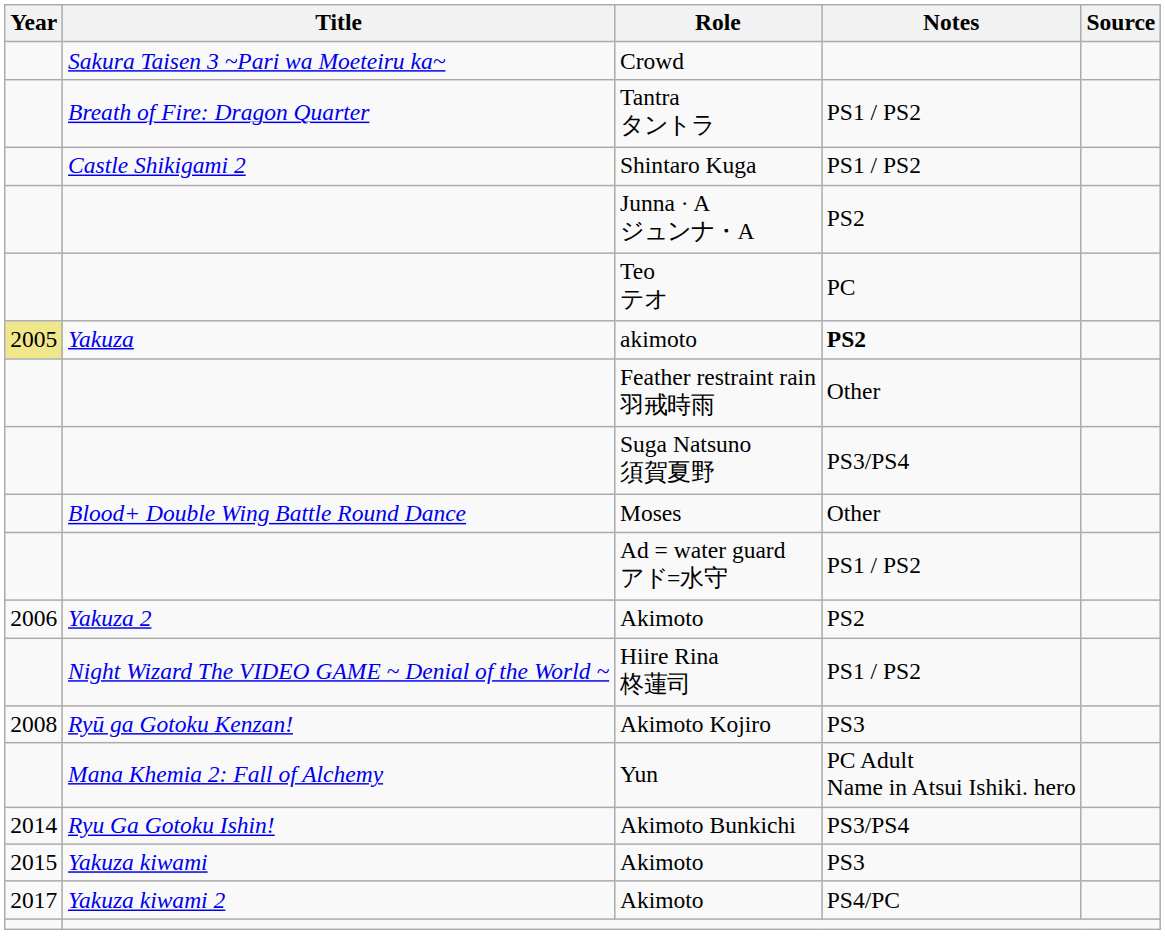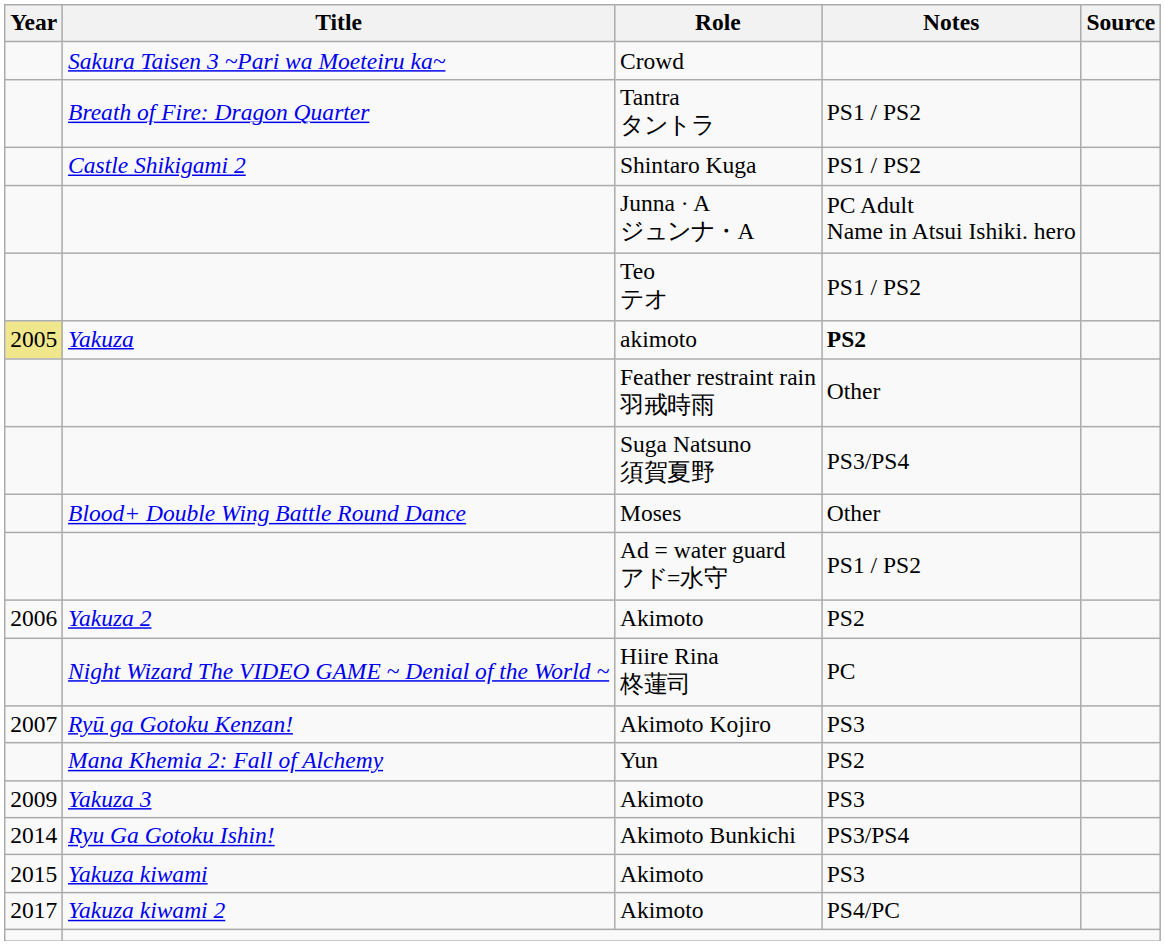(846, 218) PS2 -> (951, 218) PC Adult Name in Atsui Ishiki. hero
(841, 286) PC -> (874, 286) PS1 / PS2
(874, 671) PS1 / PS2 -> (841, 671) PC
(34, 724) 2008 -> (34, 724) 2007
(951, 774) PC Adult Name in Atsui Ishiki. hero -> (846, 761) PS2
+ row: (110, 798)
